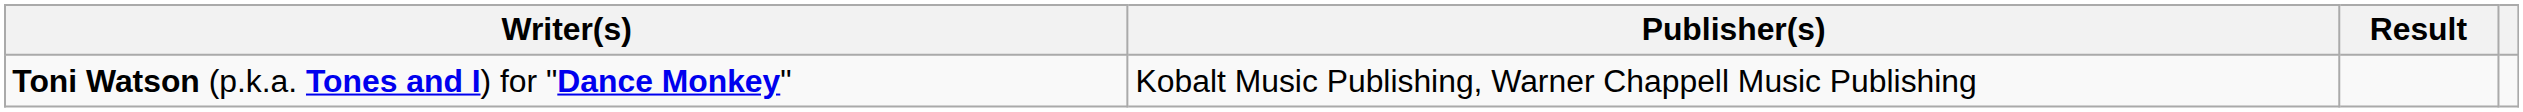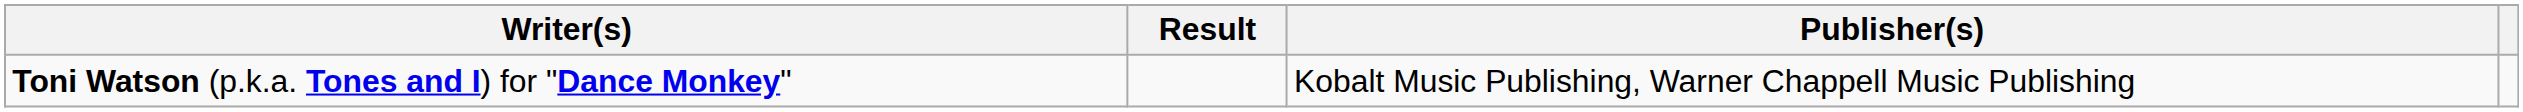columns swapped: (1734, 29) <-> (2418, 29)
